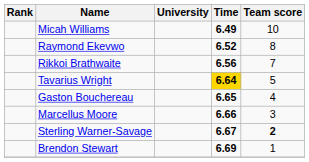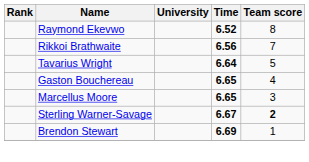- row: (74, 30)
(226, 81) gold background -> (226, 64) no background
(226, 115) 6.66 -> (226, 98) 6.65
